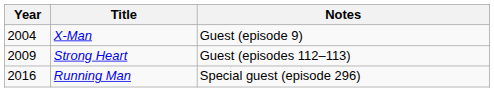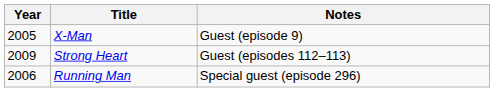(22, 35) 2004 -> (22, 35) 2005
(22, 76) 2016 -> (22, 76) 2006
